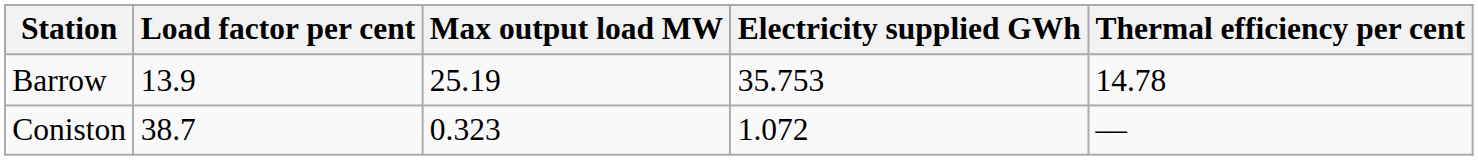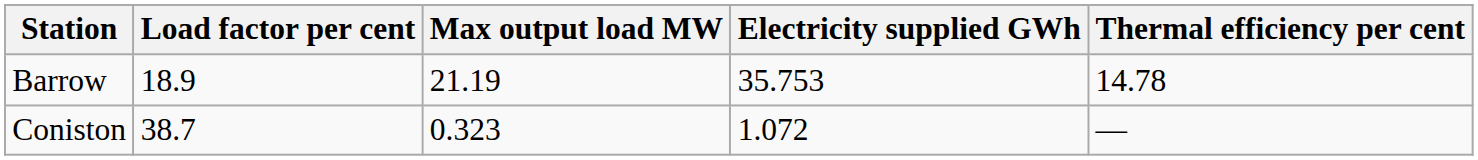(168, 79) 13.9 -> (168, 79) 18.9
(465, 79) 25.19 -> (465, 79) 21.19
